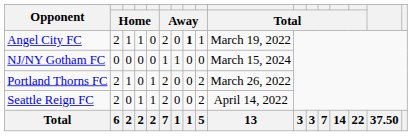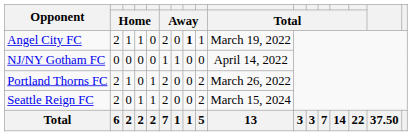(251, 60) March 15, 2024 -> (251, 60) April 14, 2022
(251, 100) April 14, 2022 -> (251, 100) March 15, 2024
